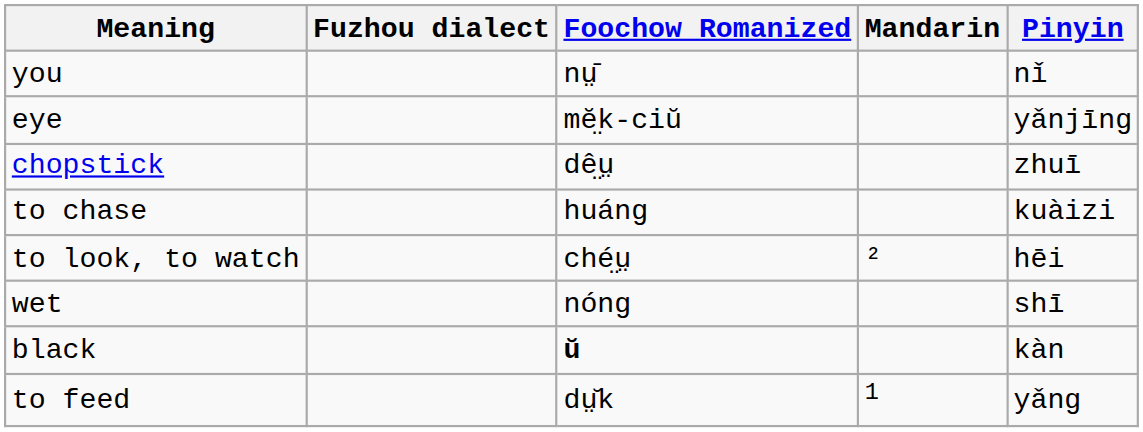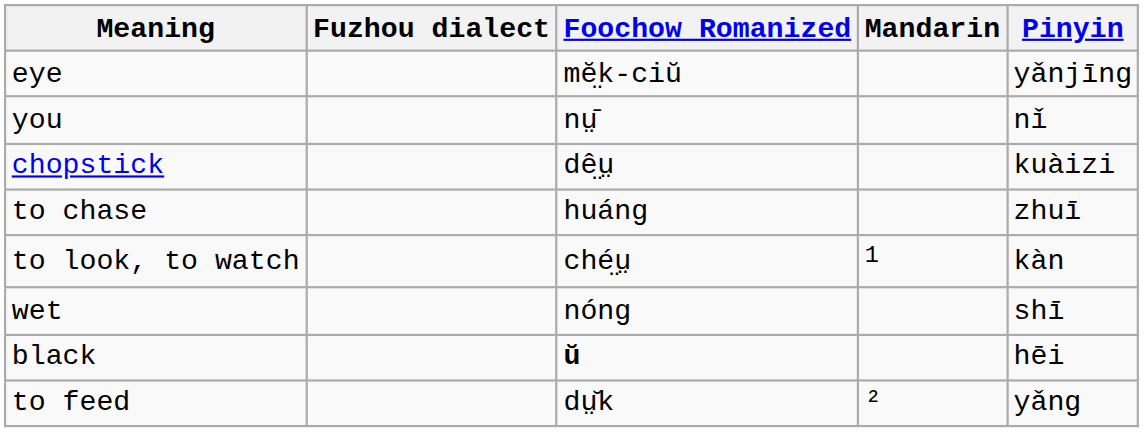rows swapped: (37, 120) <-> (37, 74)
(1047, 166) zhuī -> (1064, 166) kuàizi
(1064, 212) kuàizi -> (1047, 212) zhuī
(873, 258) ² -> (872, 255) 1
(1039, 258) hēi -> (1039, 262) kàn
(1039, 350) kàn -> (1039, 357) hēi
(872, 393) 1 -> (873, 403) ²
